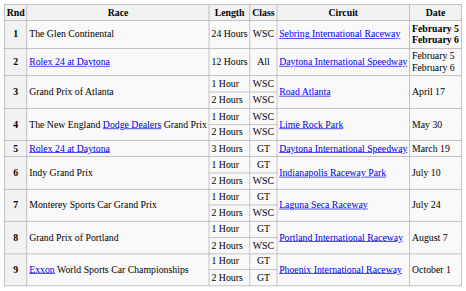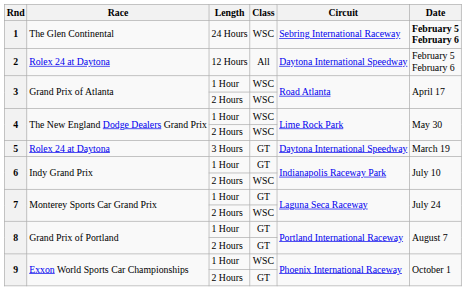(263, 246) WSC -> (263, 246) GT
(263, 262) GT -> (263, 262) WSC
